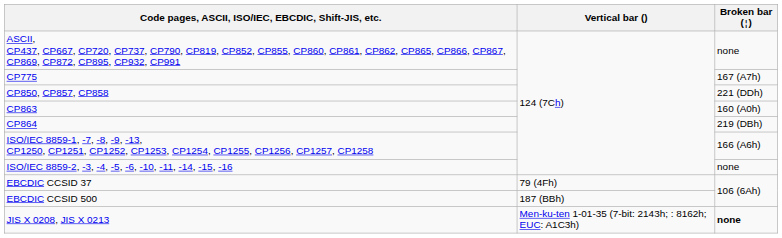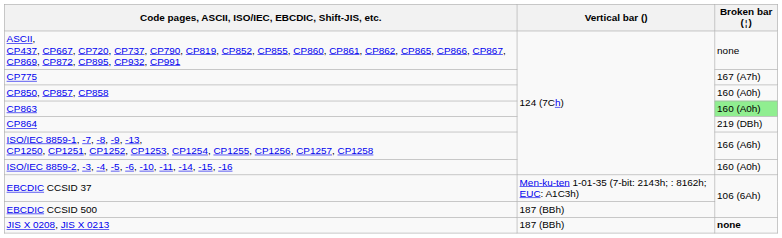(740, 93) 221 (DDh) -> (739, 93) 160 (A0h)
(739, 108) no background -> (739, 108) lightgreen background
(728, 167) none -> (739, 167) 160 (A0h)
(538, 182) 79 (4Fh) -> (613, 188) Men-ku-ten 1-01-35 (7-bit: 2143h; : 8162h; EUC: A1C3h)
(613, 219) Men-ku-ten 1-01-35 (7-bit: 2143h; : 8162h; EUC: A1C3h) -> (542, 225) 187 (BBh)
